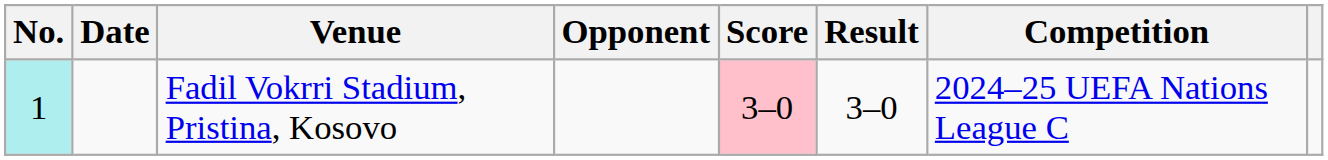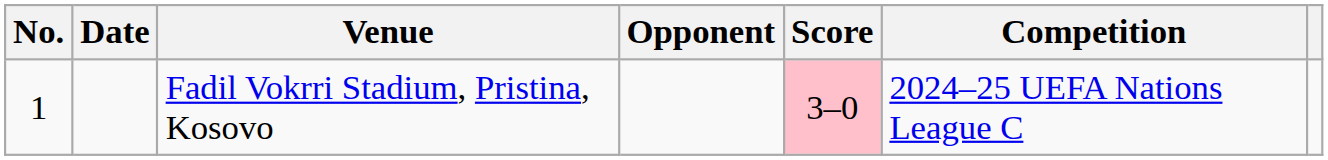- column: (872, 32)
(39, 106) paleturquoise background -> (39, 106) no background
